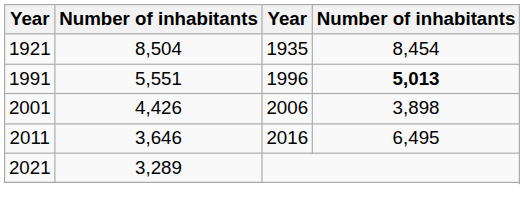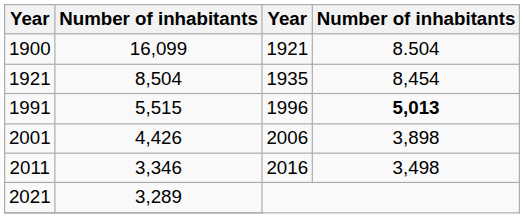+ row: (30, 49)
(158, 78) 5,551 -> (158, 108) 5,515
(158, 138) 3,646 -> (158, 167) 3,346
(416, 138) 6,495 -> (416, 167) 3,498
